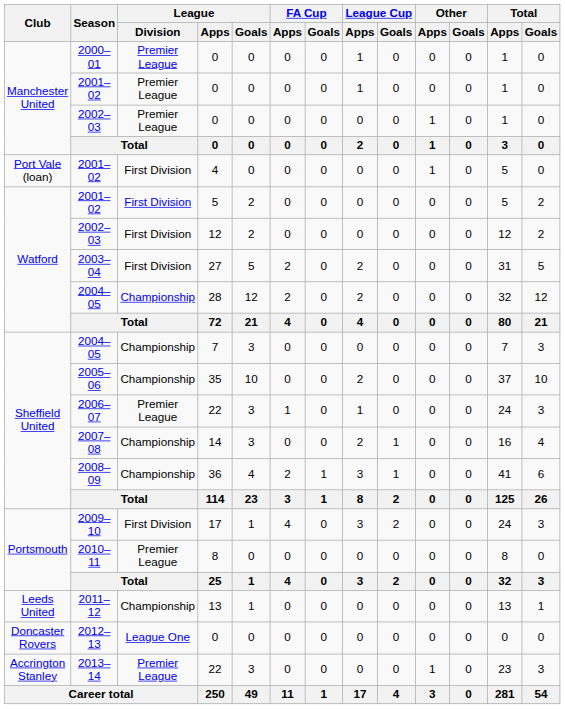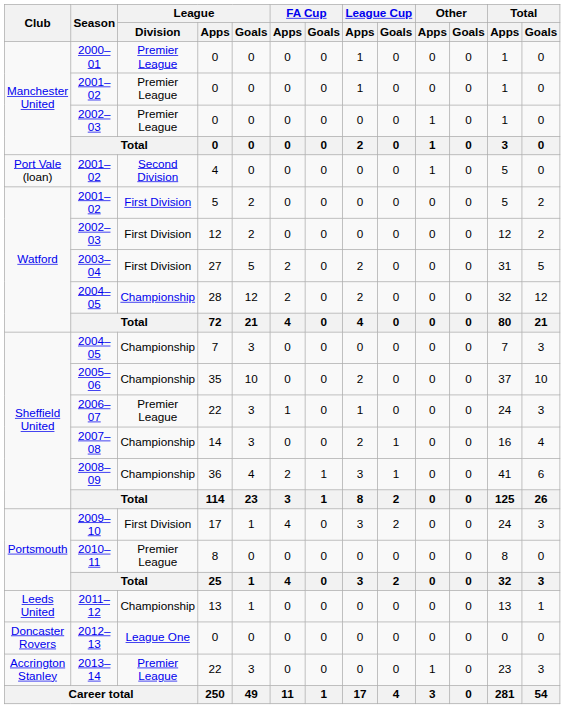(158, 170) First Division -> (158, 170) Second Division
